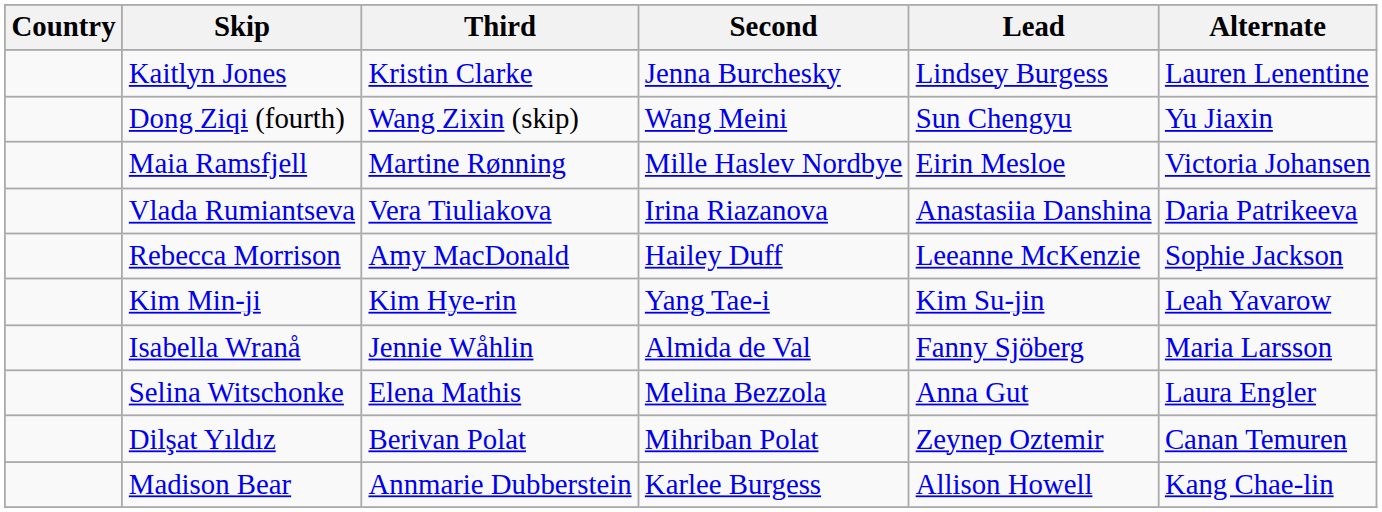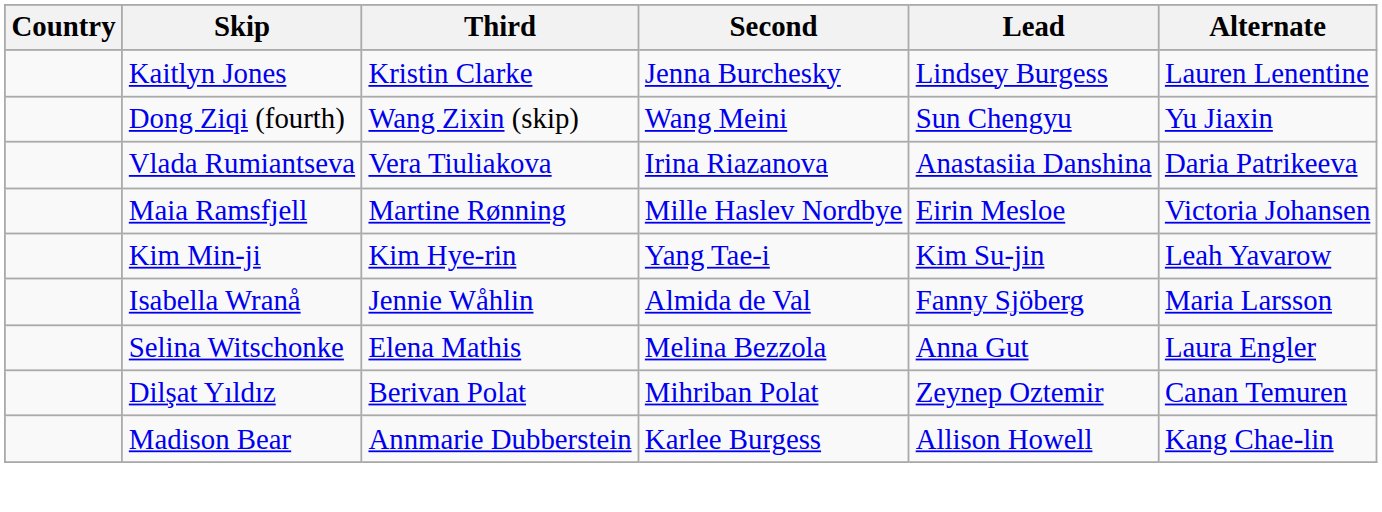rows swapped: (218, 164) <-> (242, 210)
- row: (235, 255)
